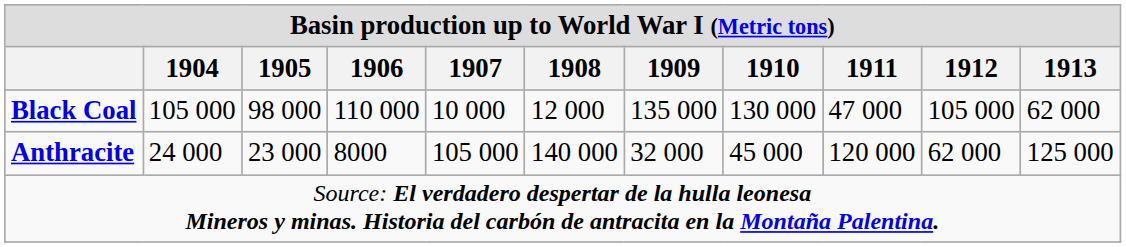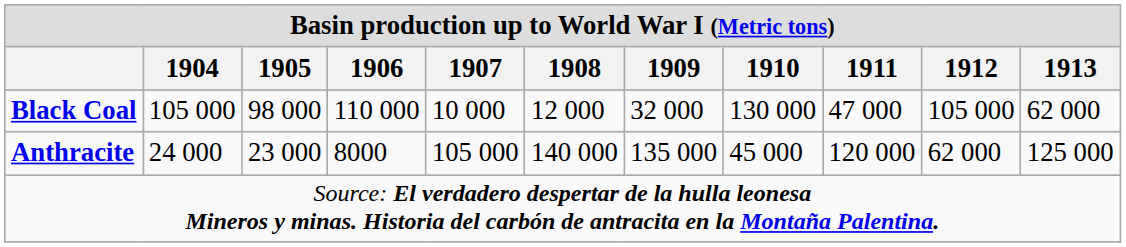(674, 110) 135 000 -> (667, 110) 32 000
(667, 152) 32 000 -> (674, 152) 135 000
